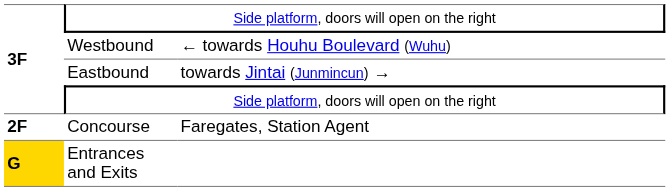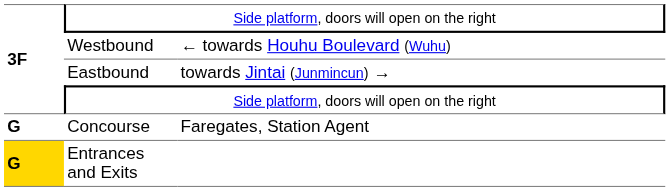(17, 127) 2F -> (14, 127) G
